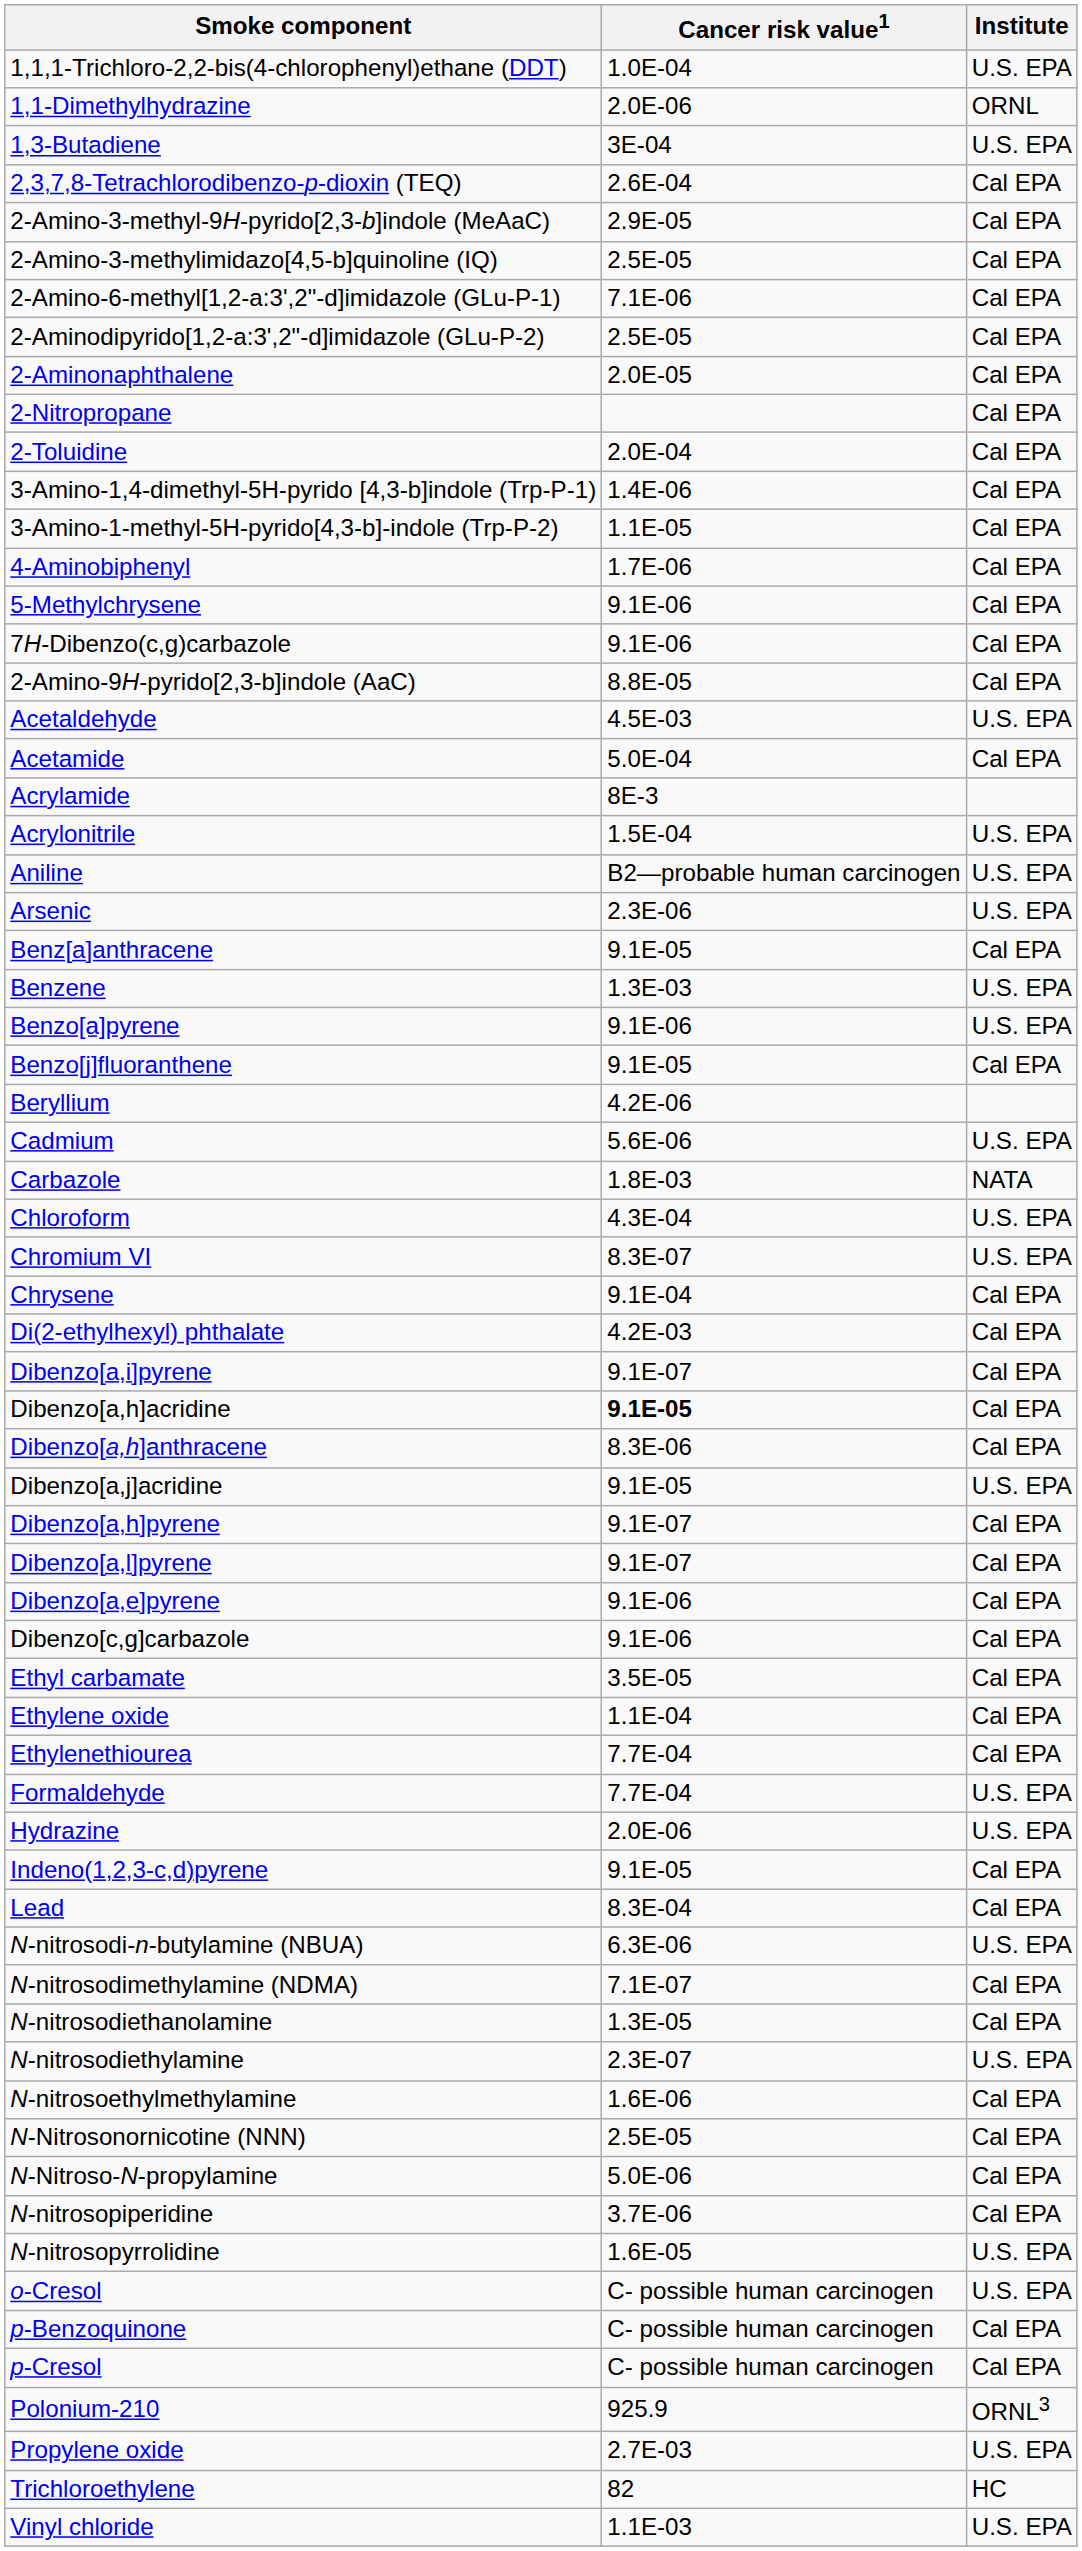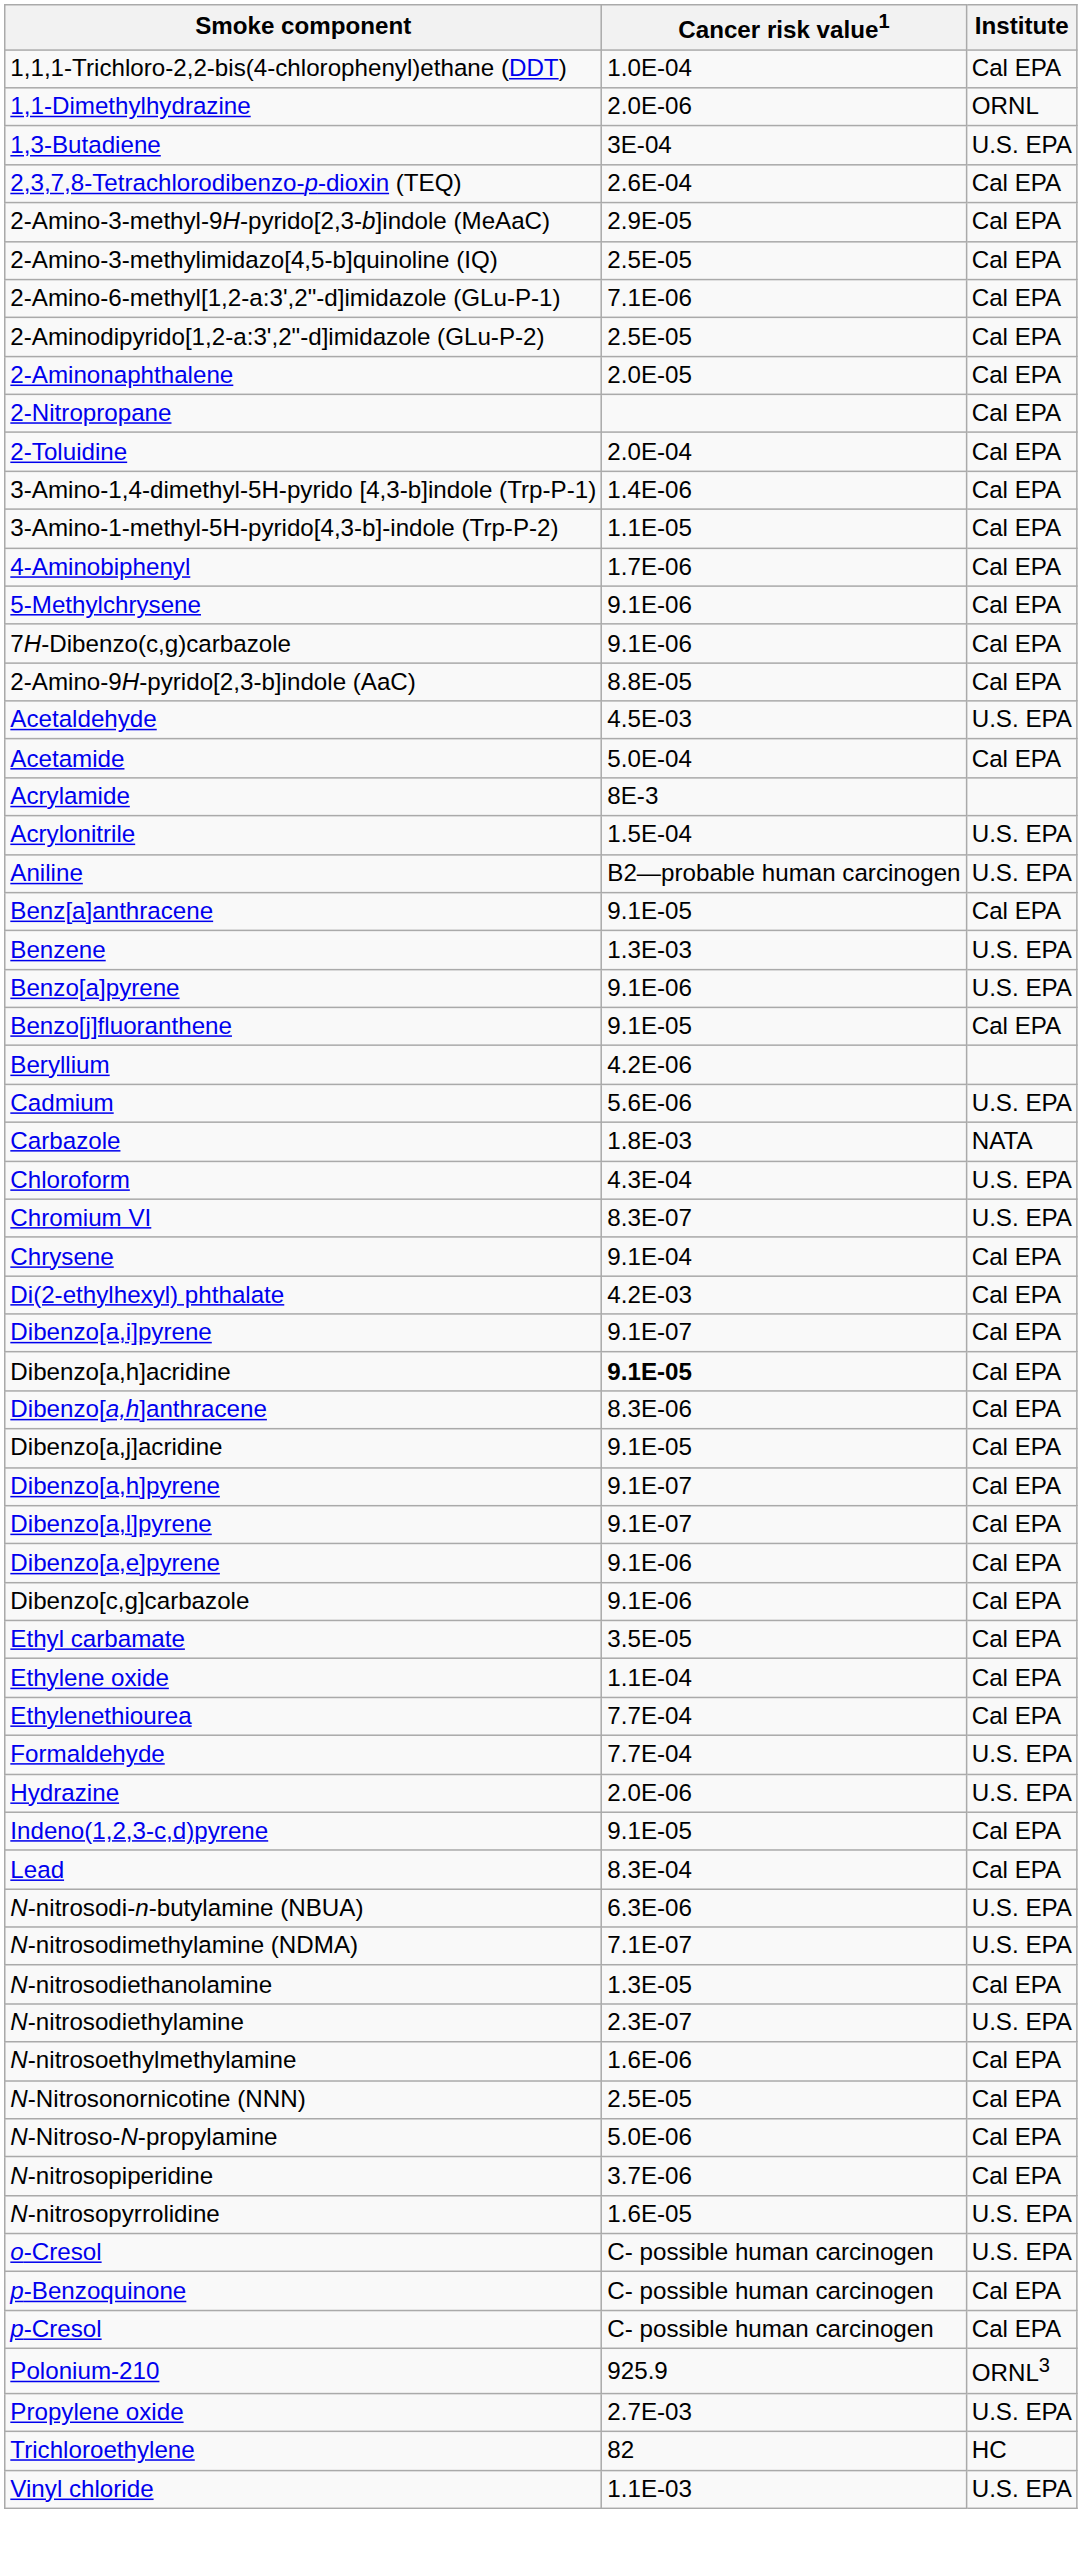(1022, 68) U.S. EPA -> (1016, 68) Cal EPA
- row: (51, 911)
(1022, 1486) U.S. EPA -> (1016, 1447) Cal EPA
(1016, 1984) Cal EPA -> (1022, 1946) U.S. EPA
